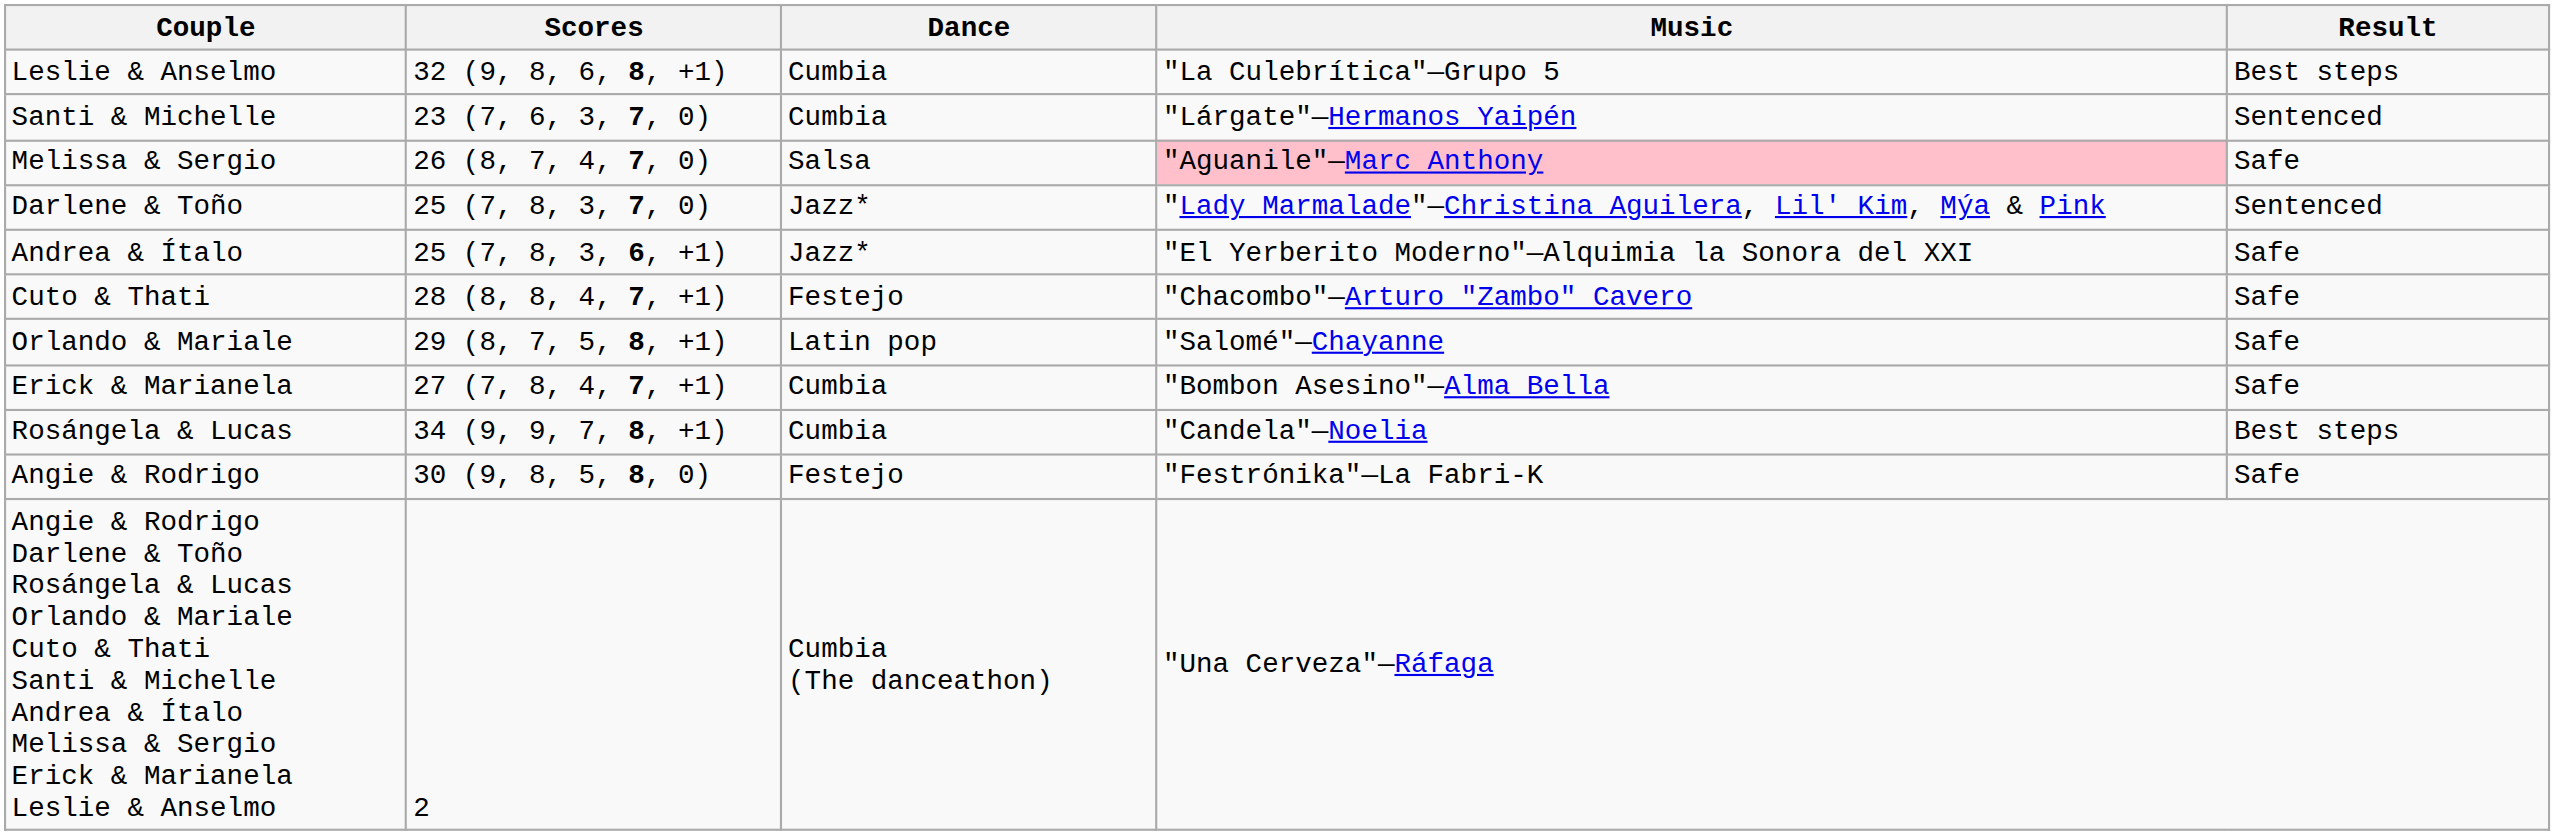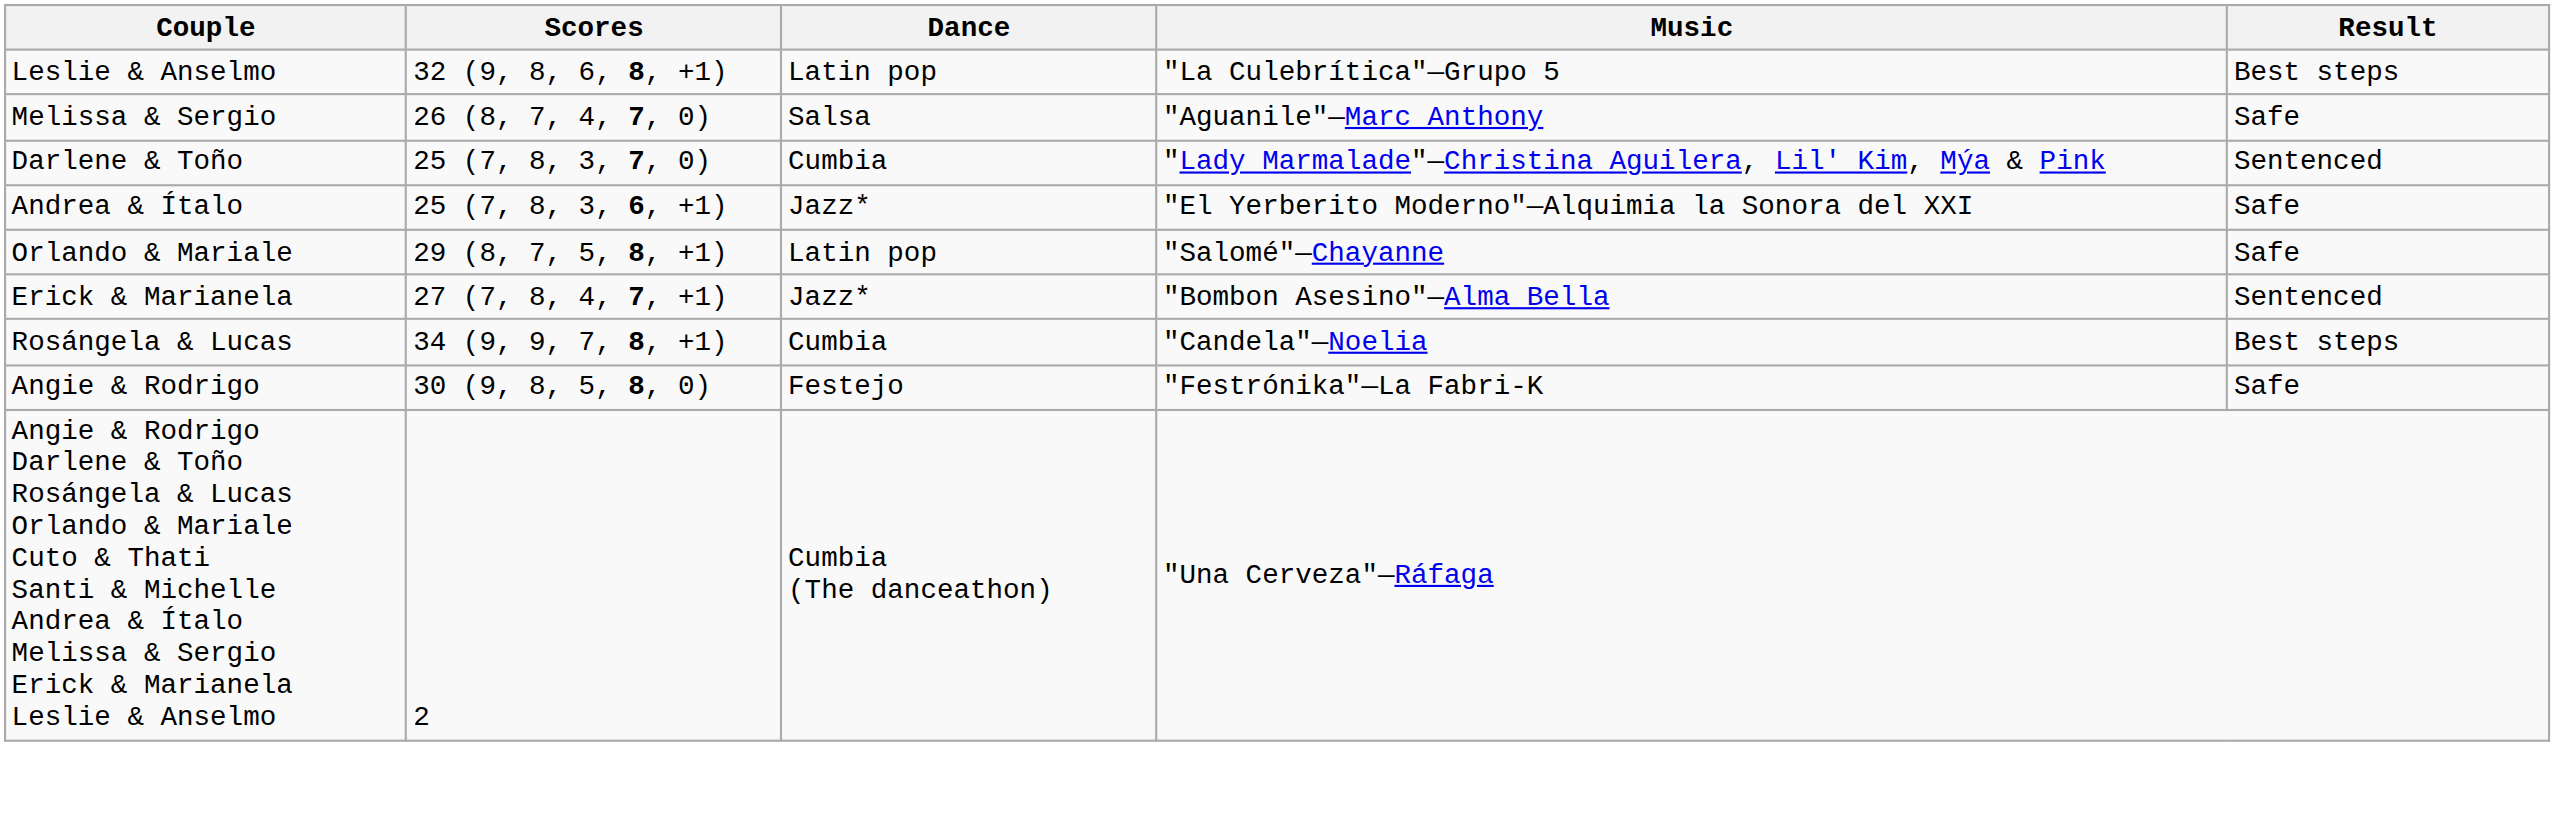(838, 72) Cumbia -> (863, 72) Latin pop
- row: (144, 117)
(1353, 162) pink background -> (1353, 117) no background
(829, 207) Jazz* -> (838, 162) Cumbia
- row: (111, 297)
(838, 387) Cumbia -> (829, 297) Jazz*
(2267, 387) Safe -> (2308, 297) Sentenced
